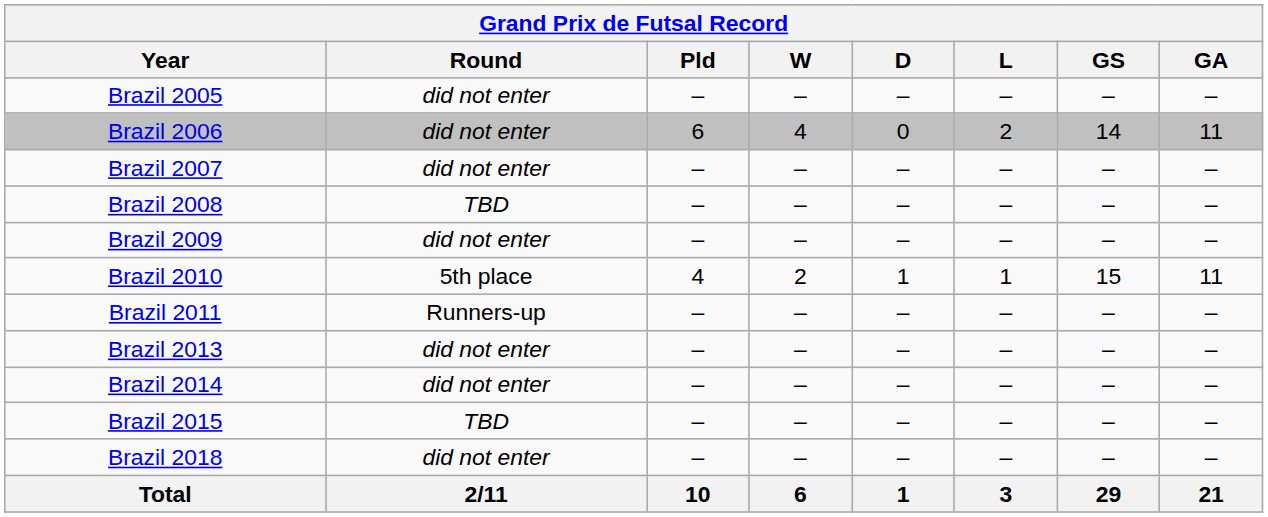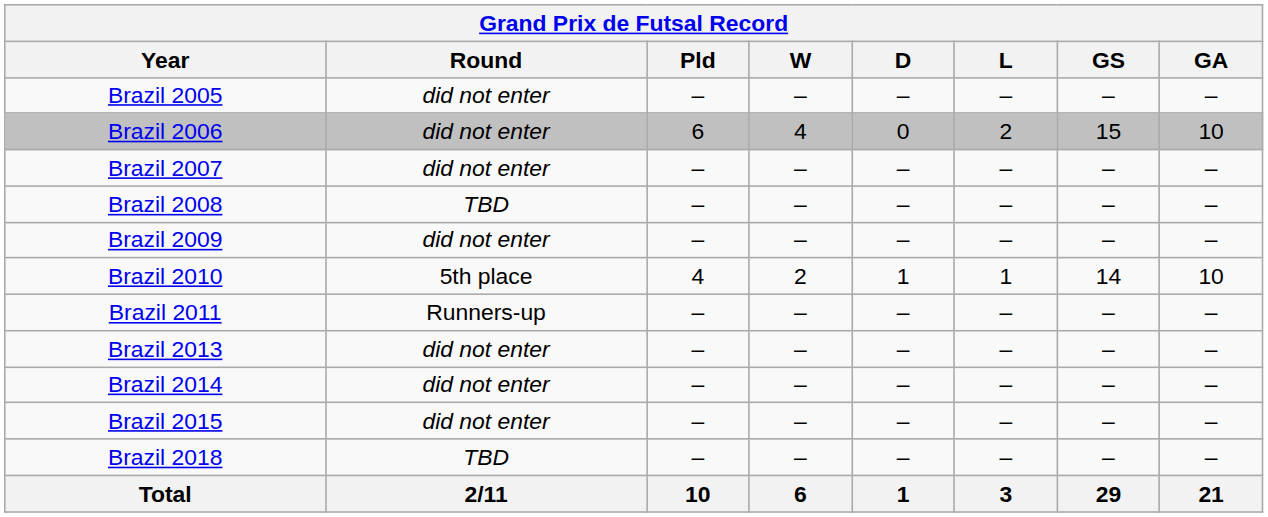(1108, 132) 14 -> (1108, 132) 15
(1211, 132) 11 -> (1211, 132) 10
(1108, 276) 15 -> (1108, 276) 14
(1211, 276) 11 -> (1211, 276) 10
(486, 421) TBD -> (486, 421) did not enter
(486, 457) did not enter -> (486, 457) TBD
